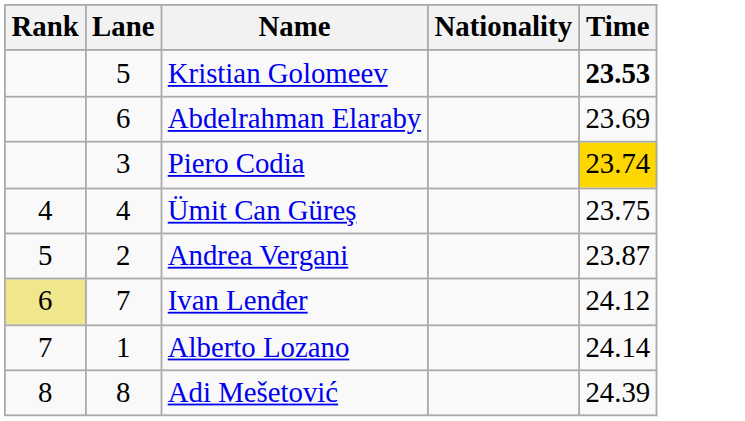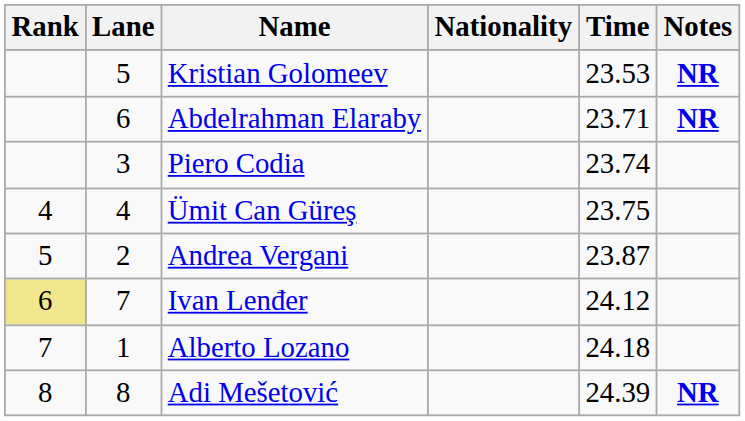+ column: (698, 27)
(618, 73) bold -> (618, 73) normal
(618, 118) 23.69 -> (618, 118) 23.71
(618, 164) gold background -> (618, 164) no background
(618, 347) 24.14 -> (618, 347) 24.18
